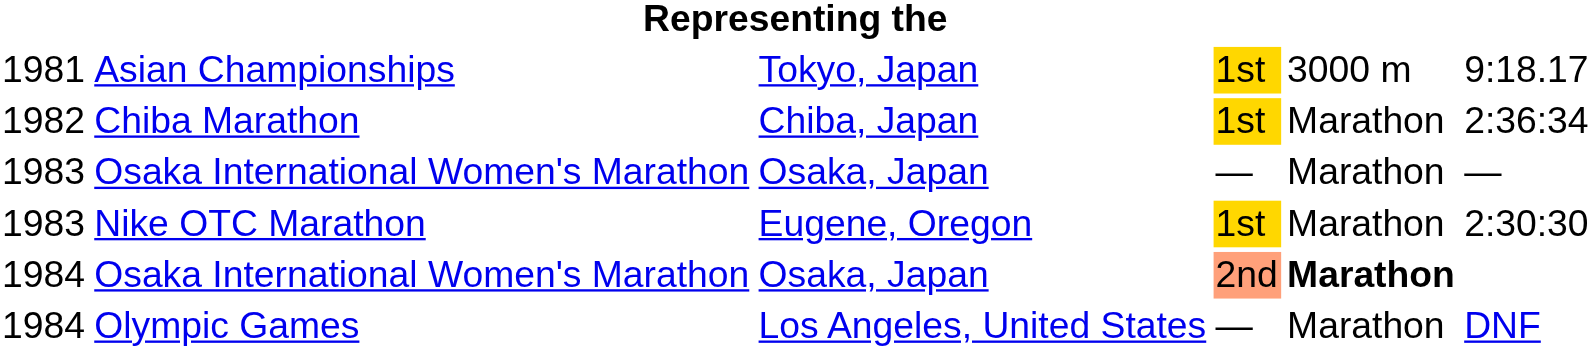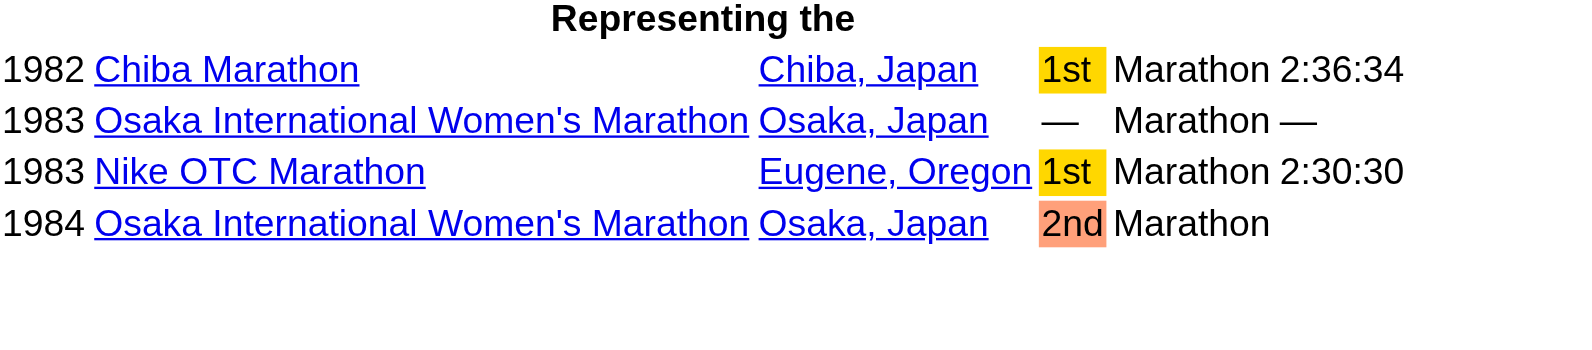- row: (43, 69)
(1371, 274) bold -> (1192, 223) normal
- row: (43, 325)
